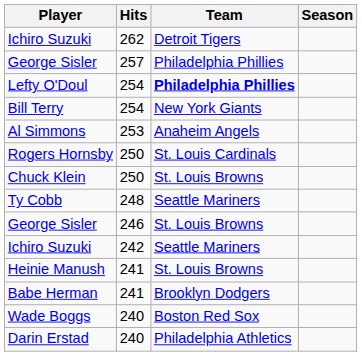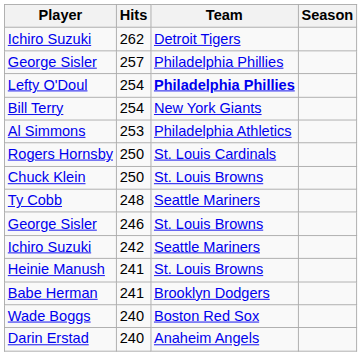(207, 131) Anaheim Angels -> (223, 131) Philadelphia Athletics
(223, 339) Philadelphia Athletics -> (207, 339) Anaheim Angels
